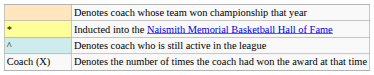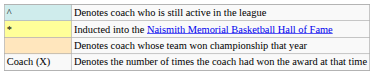rows swapped: (170, 45) <-> (190, 12)
